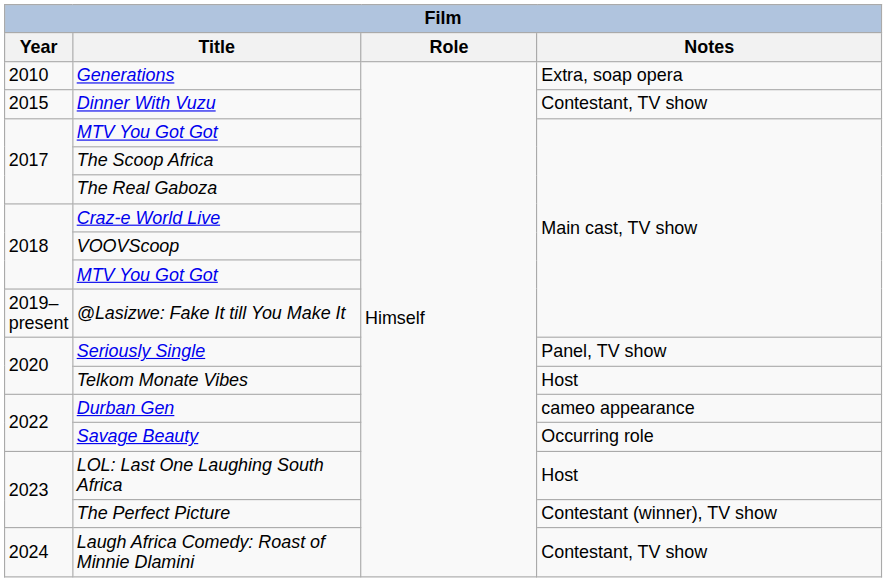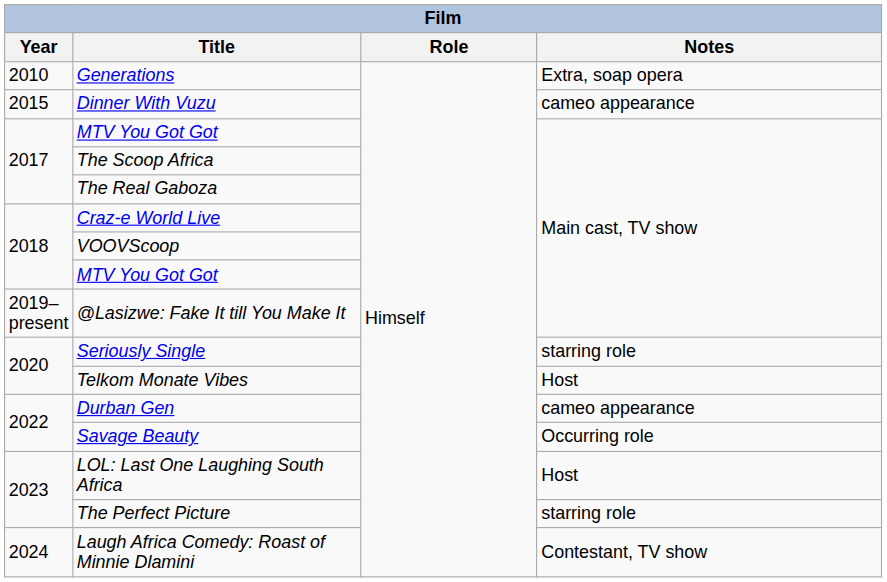(709, 104) Contestant, TV show -> (618, 103) cameo appearance
(604, 351) Panel, TV show -> (589, 351) starring role
(659, 513) Contestant (winner), TV show -> (589, 513) starring role
